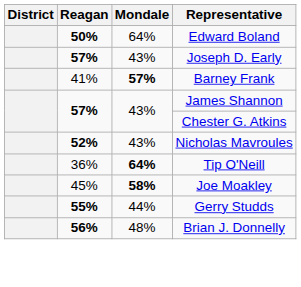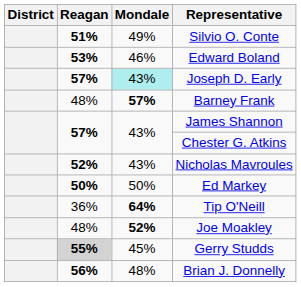+ row: (234, 36)
(84, 36) 50% -> (84, 57) 53%
(142, 36) 64% -> (142, 57) 46%
(142, 57) no background -> (142, 79) paleturquoise background
(84, 79) 41% -> (84, 100) 48%
+ row: (234, 185)
(84, 185) 45% -> (84, 228) 48%
(142, 185) 58% -> (142, 228) 52%
(84, 206) no background -> (84, 249) lightgrey background
(142, 206) 44% -> (142, 249) 45%
